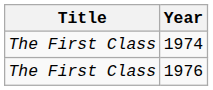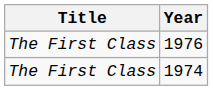rows swapped: (183, 45) <-> (183, 71)
